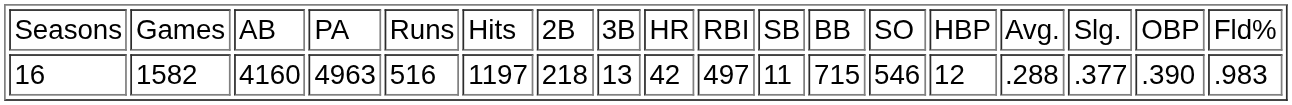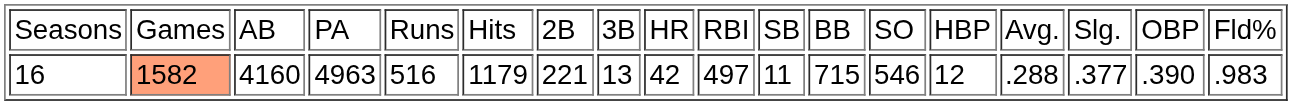(167, 74) no background -> (167, 74) lightsalmon background
(498, 74) 1197 -> (498, 74) 1179
(565, 74) 218 -> (565, 74) 221
